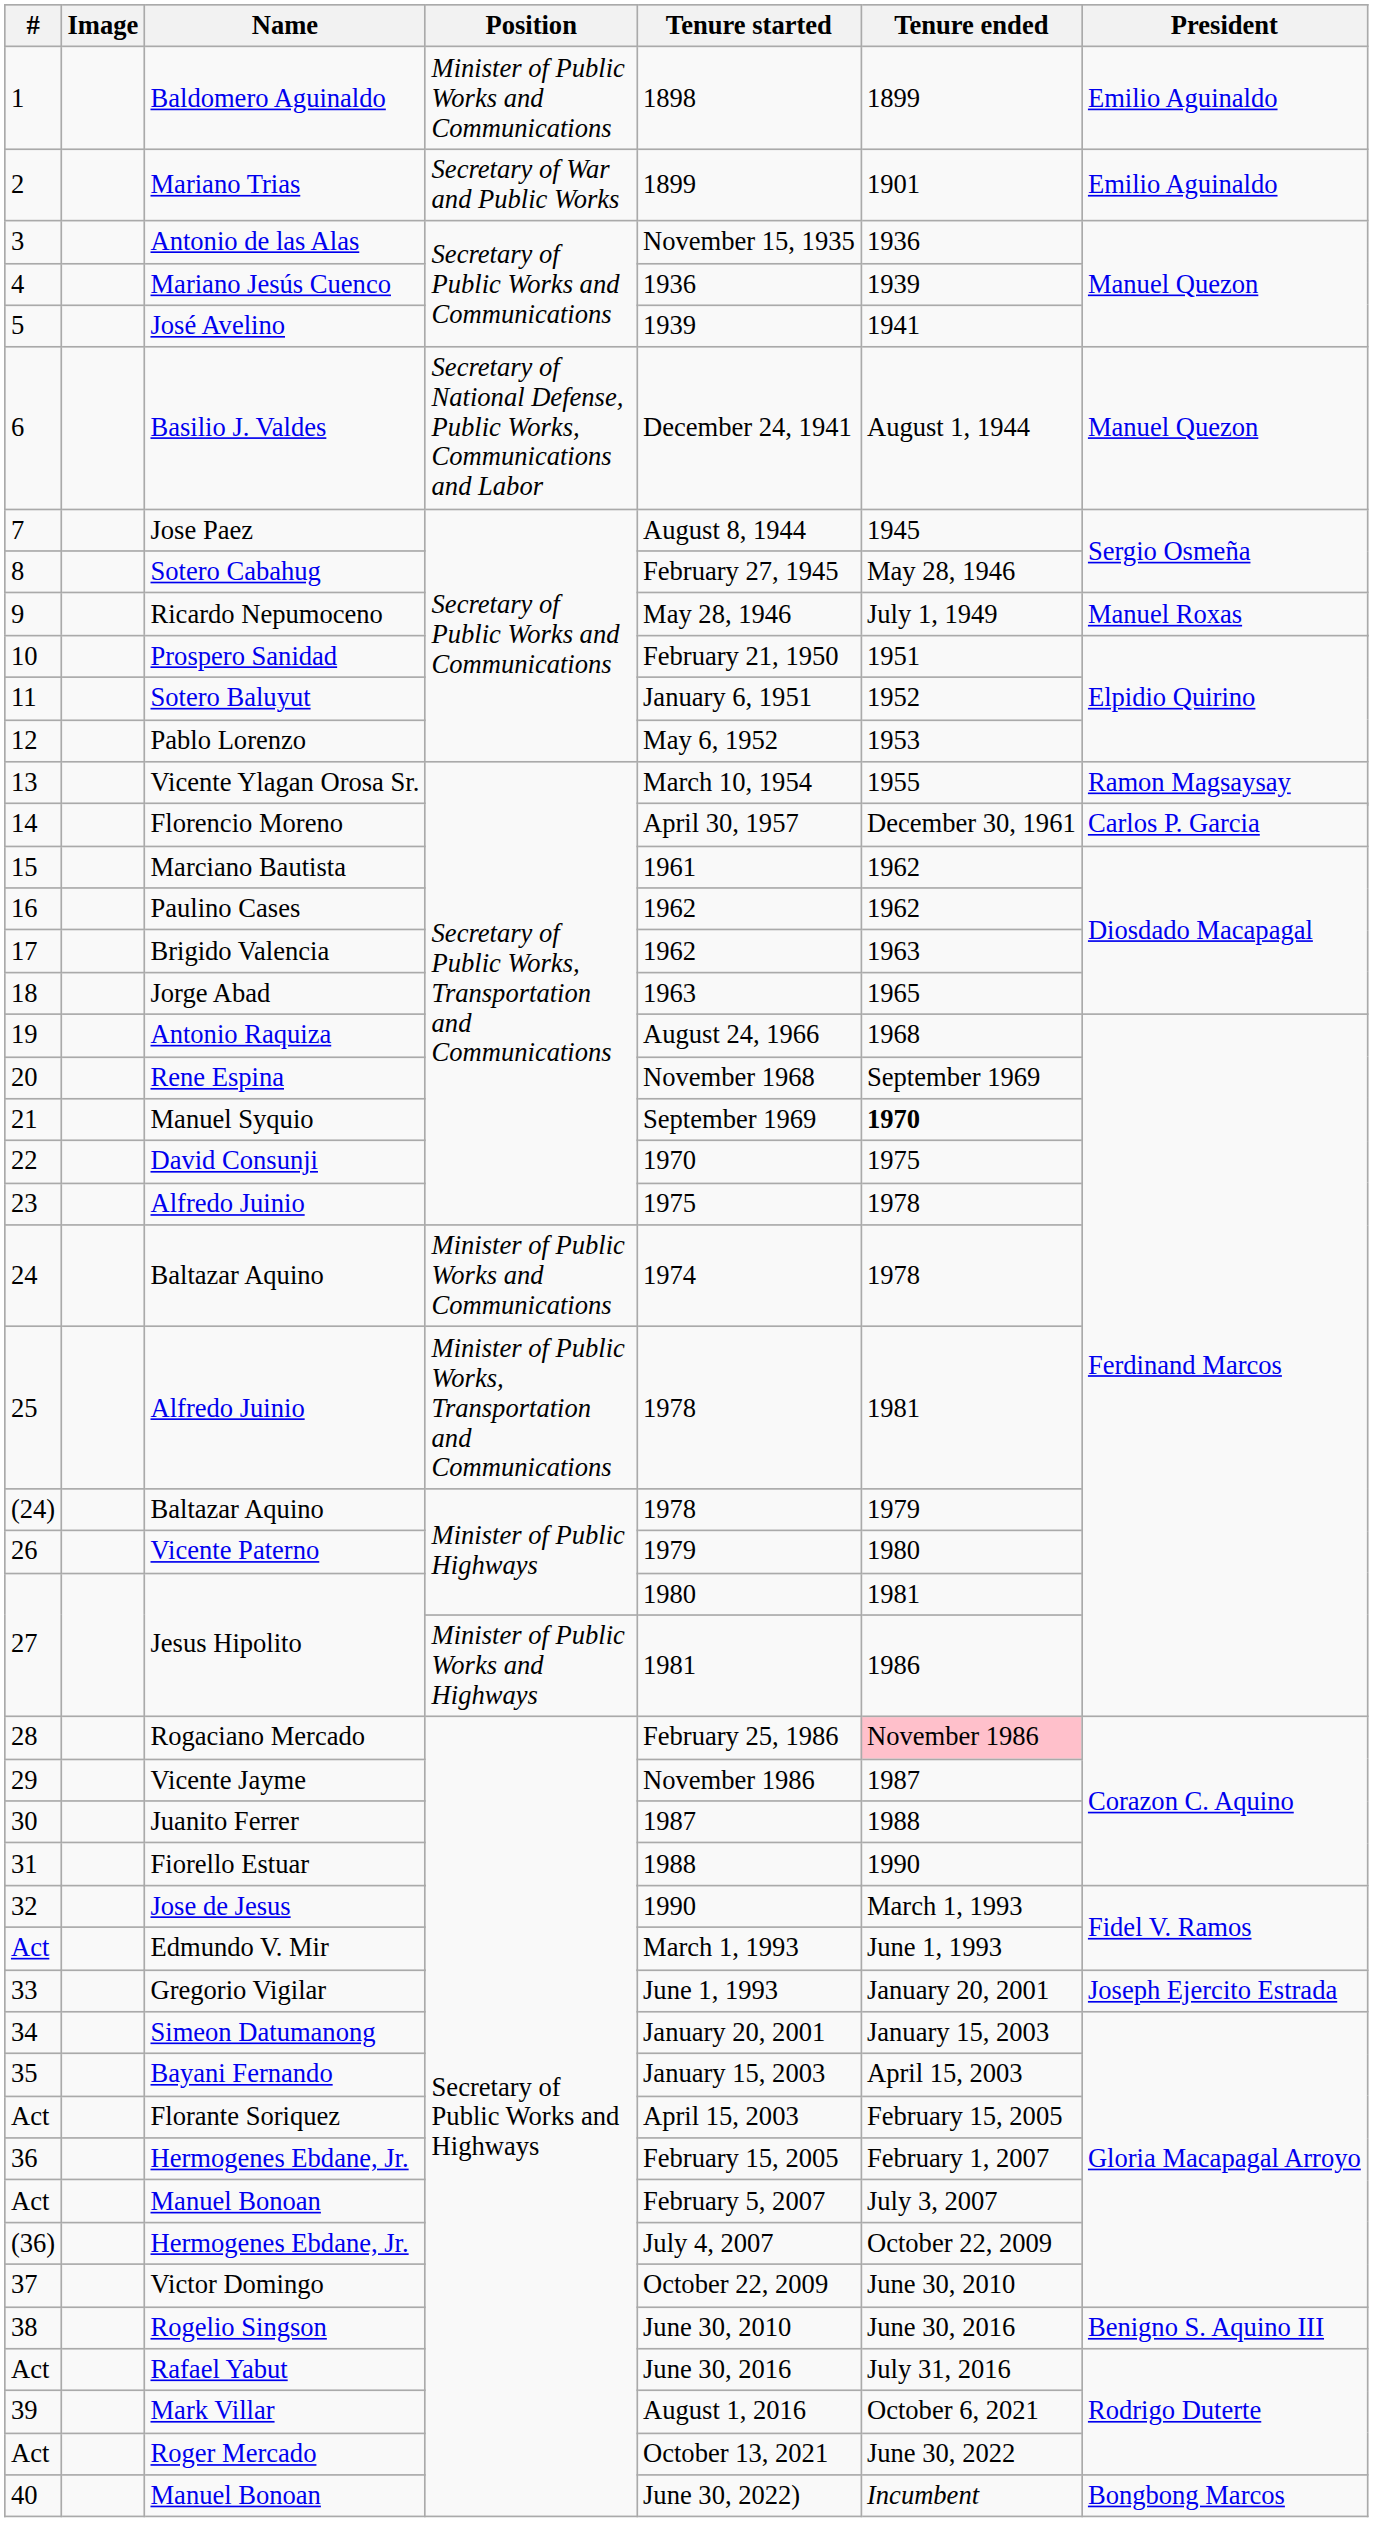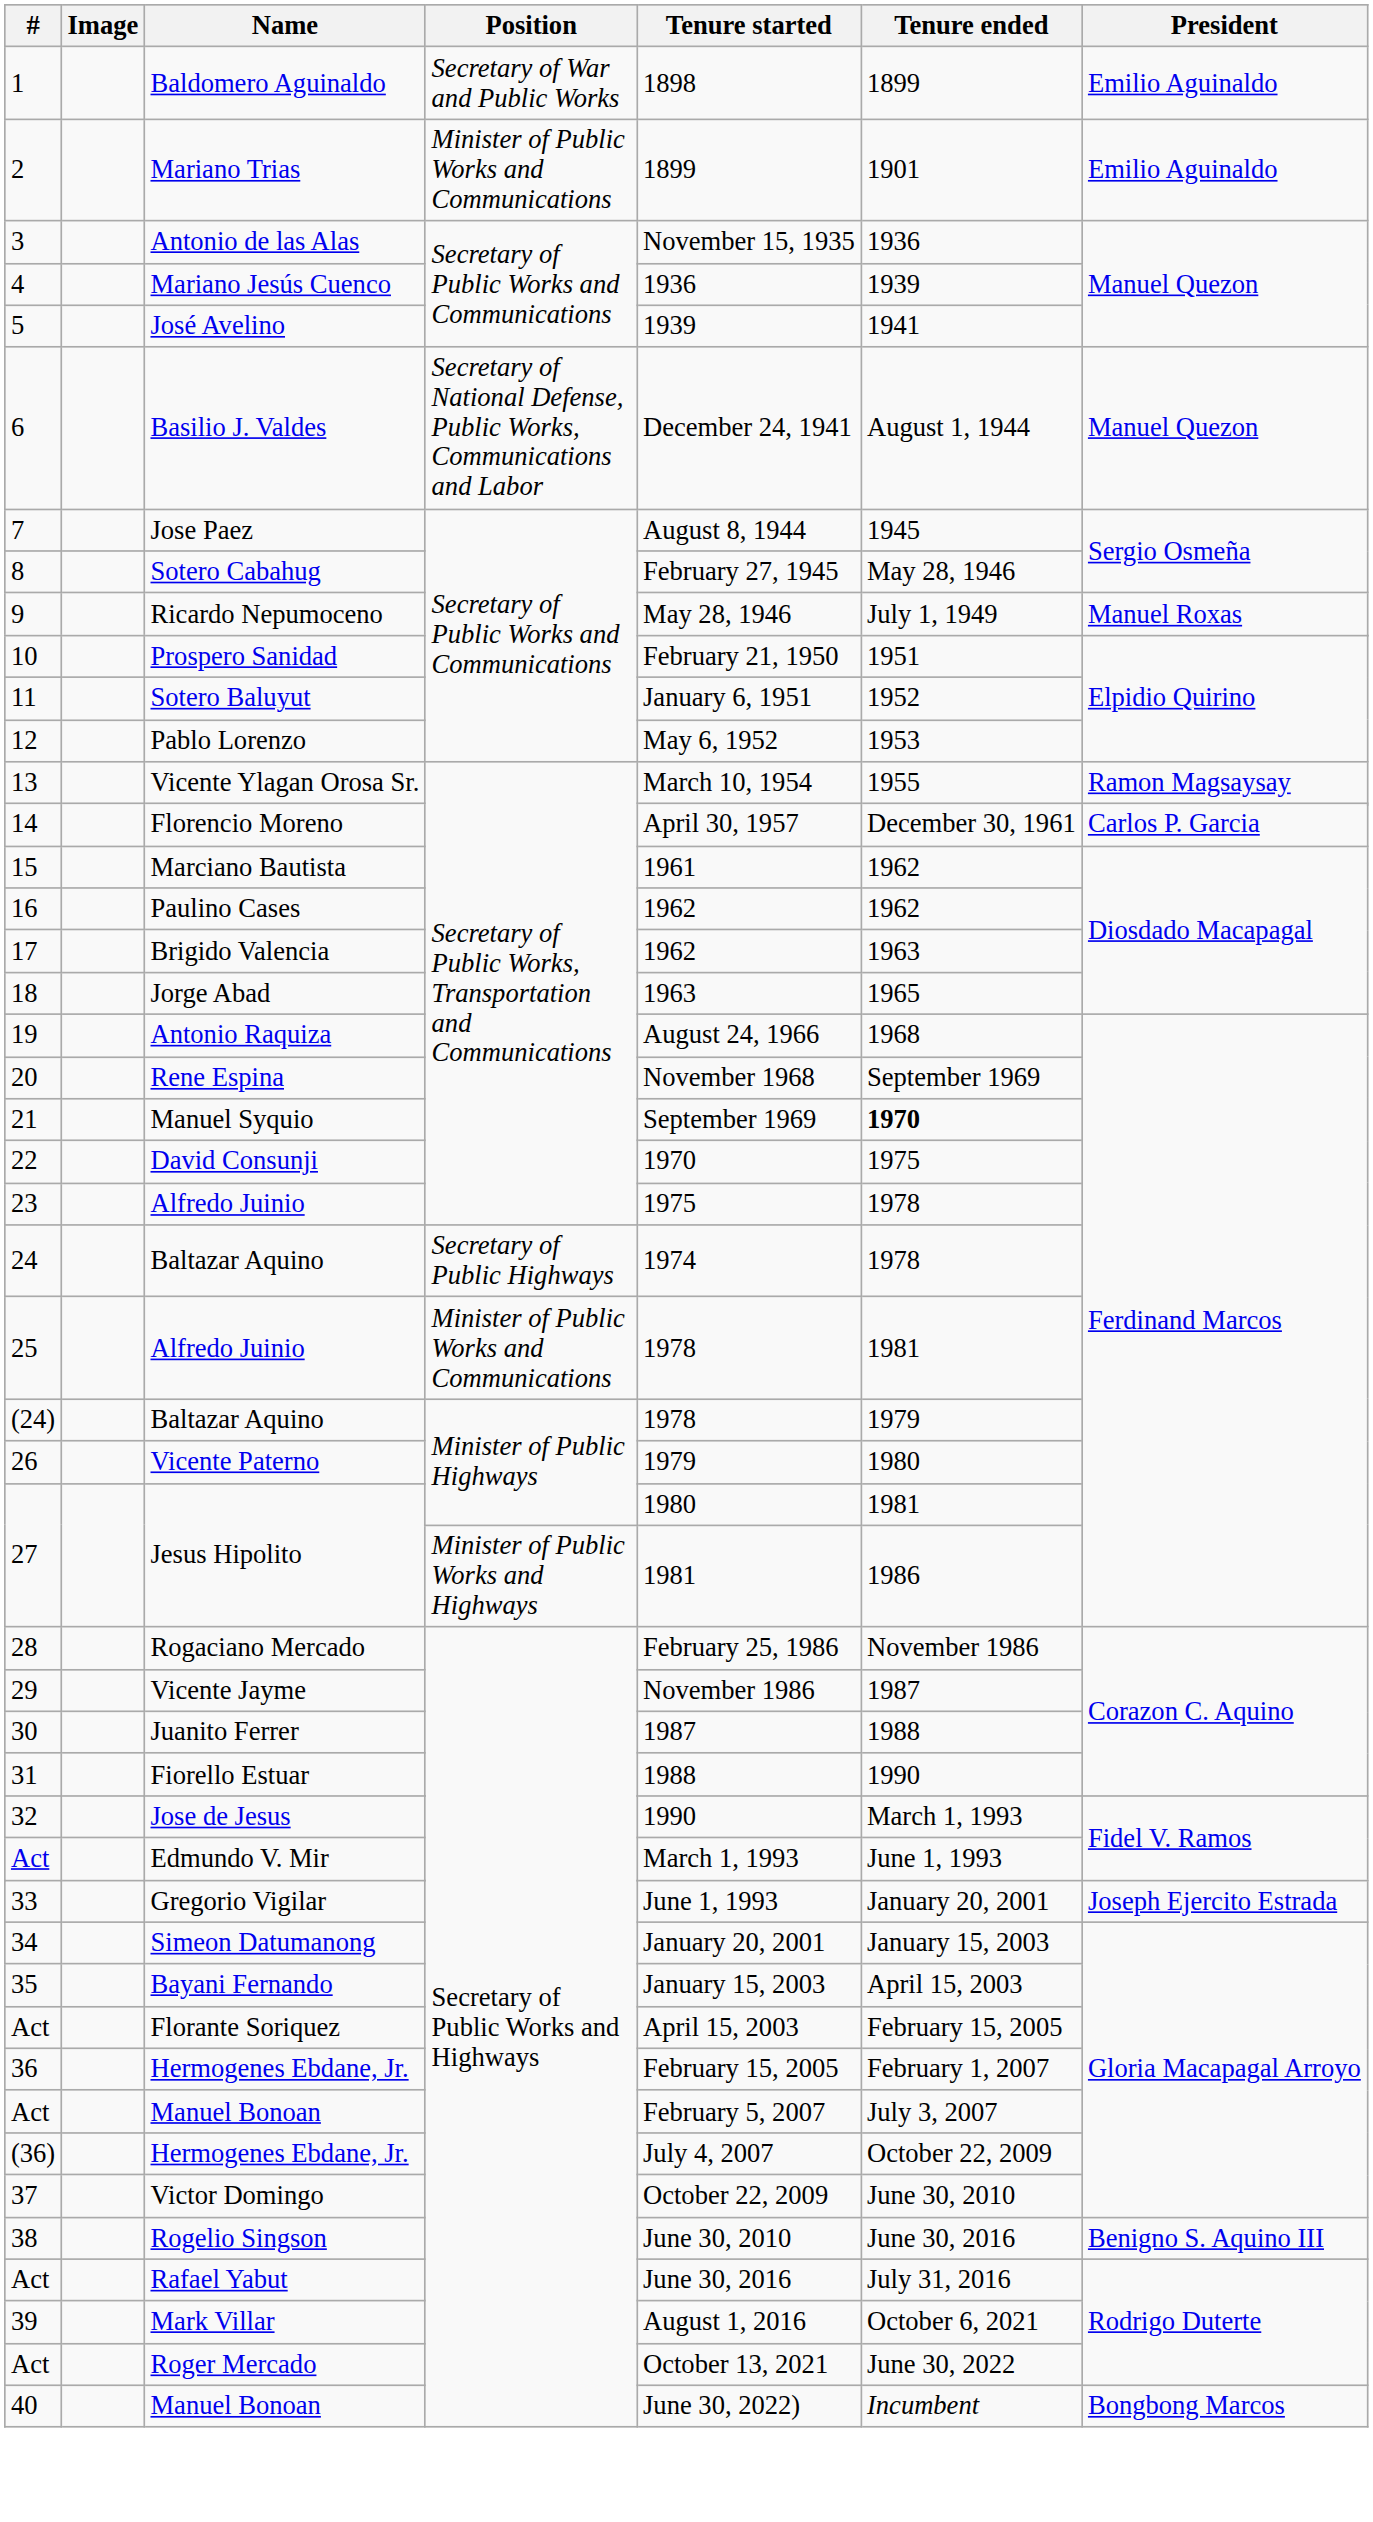(528, 97) Minister of Public Works and Communications -> (526, 82) Secretary of War and Public Works
(526, 184) Secretary of War and Public Works -> (528, 169) Minister of Public Works and Communications
(528, 1275) Minister of Public Works and Communications -> (523, 1260) Secretary of Public Highways
(528, 1407) Minister of Public Works, Transportation and Communications -> (528, 1347) Minister of Public Works and Communications
(953, 1737) pink background -> (953, 1647) no background
